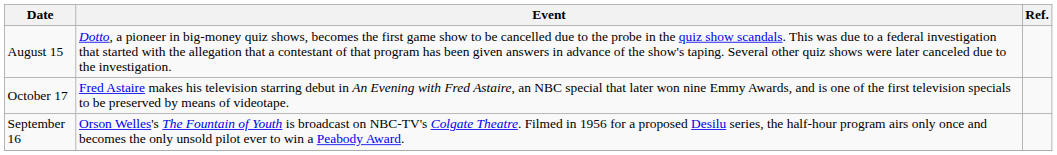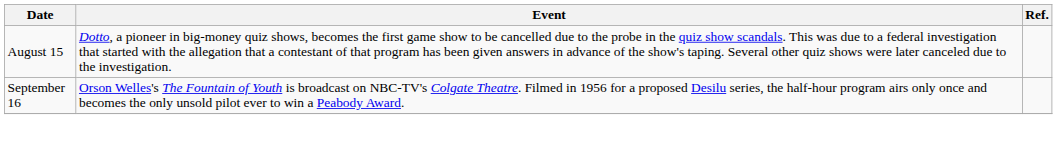- row: (38, 95)
